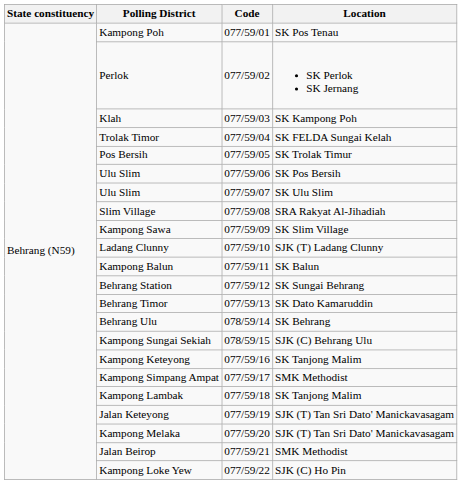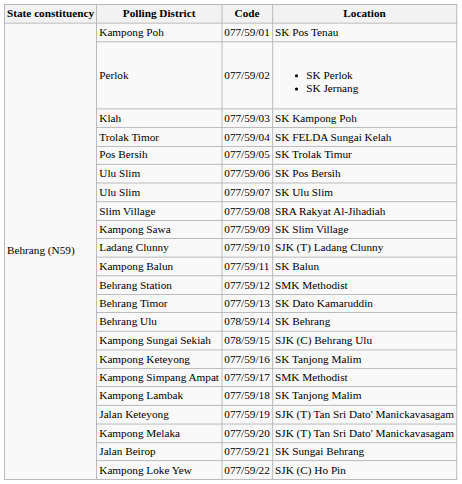(320, 285) SK Sungai Behrang -> (311, 285) SMK Methodist
(311, 452) SMK Methodist -> (320, 452) SK Sungai Behrang
